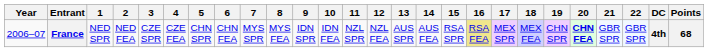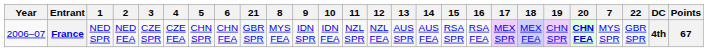columns swapped: (254, 12) <-> (609, 12)
(479, 33) khaki background -> (479, 33) no background
(686, 33) 68 -> (686, 33) 67
